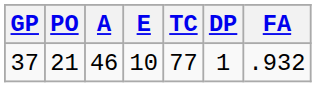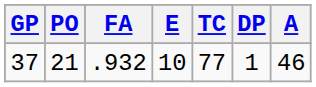columns swapped: (104, 24) <-> (277, 24)
